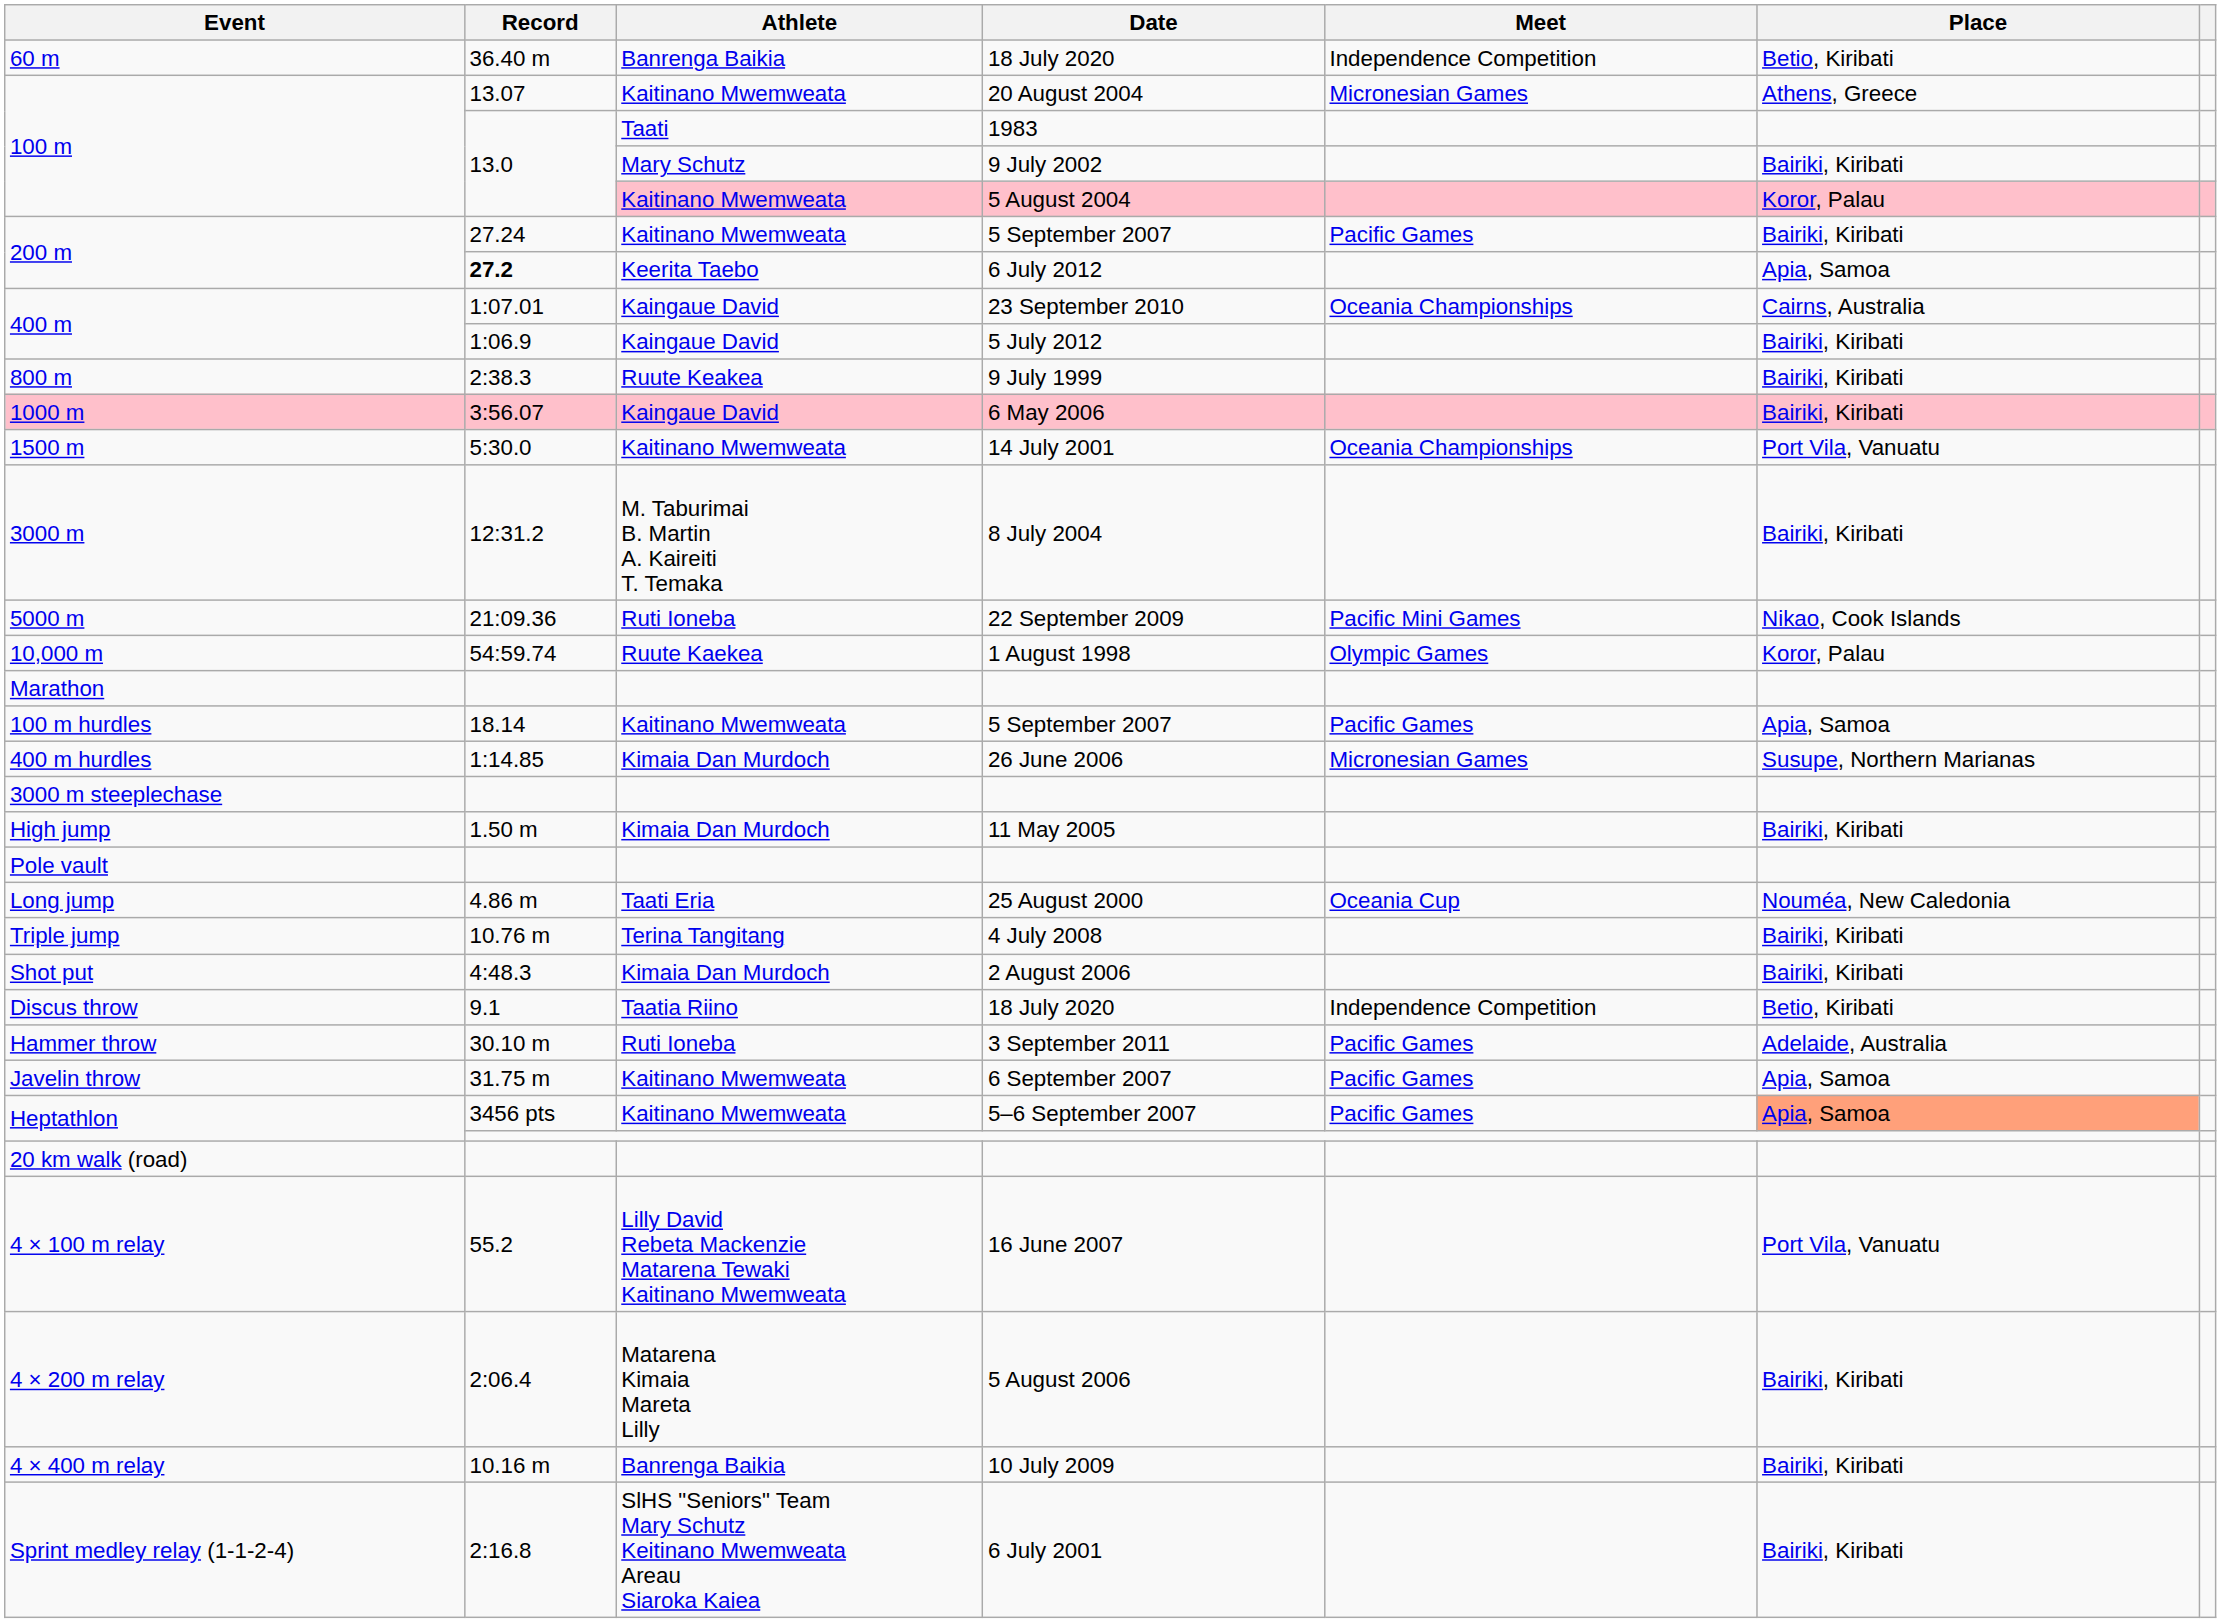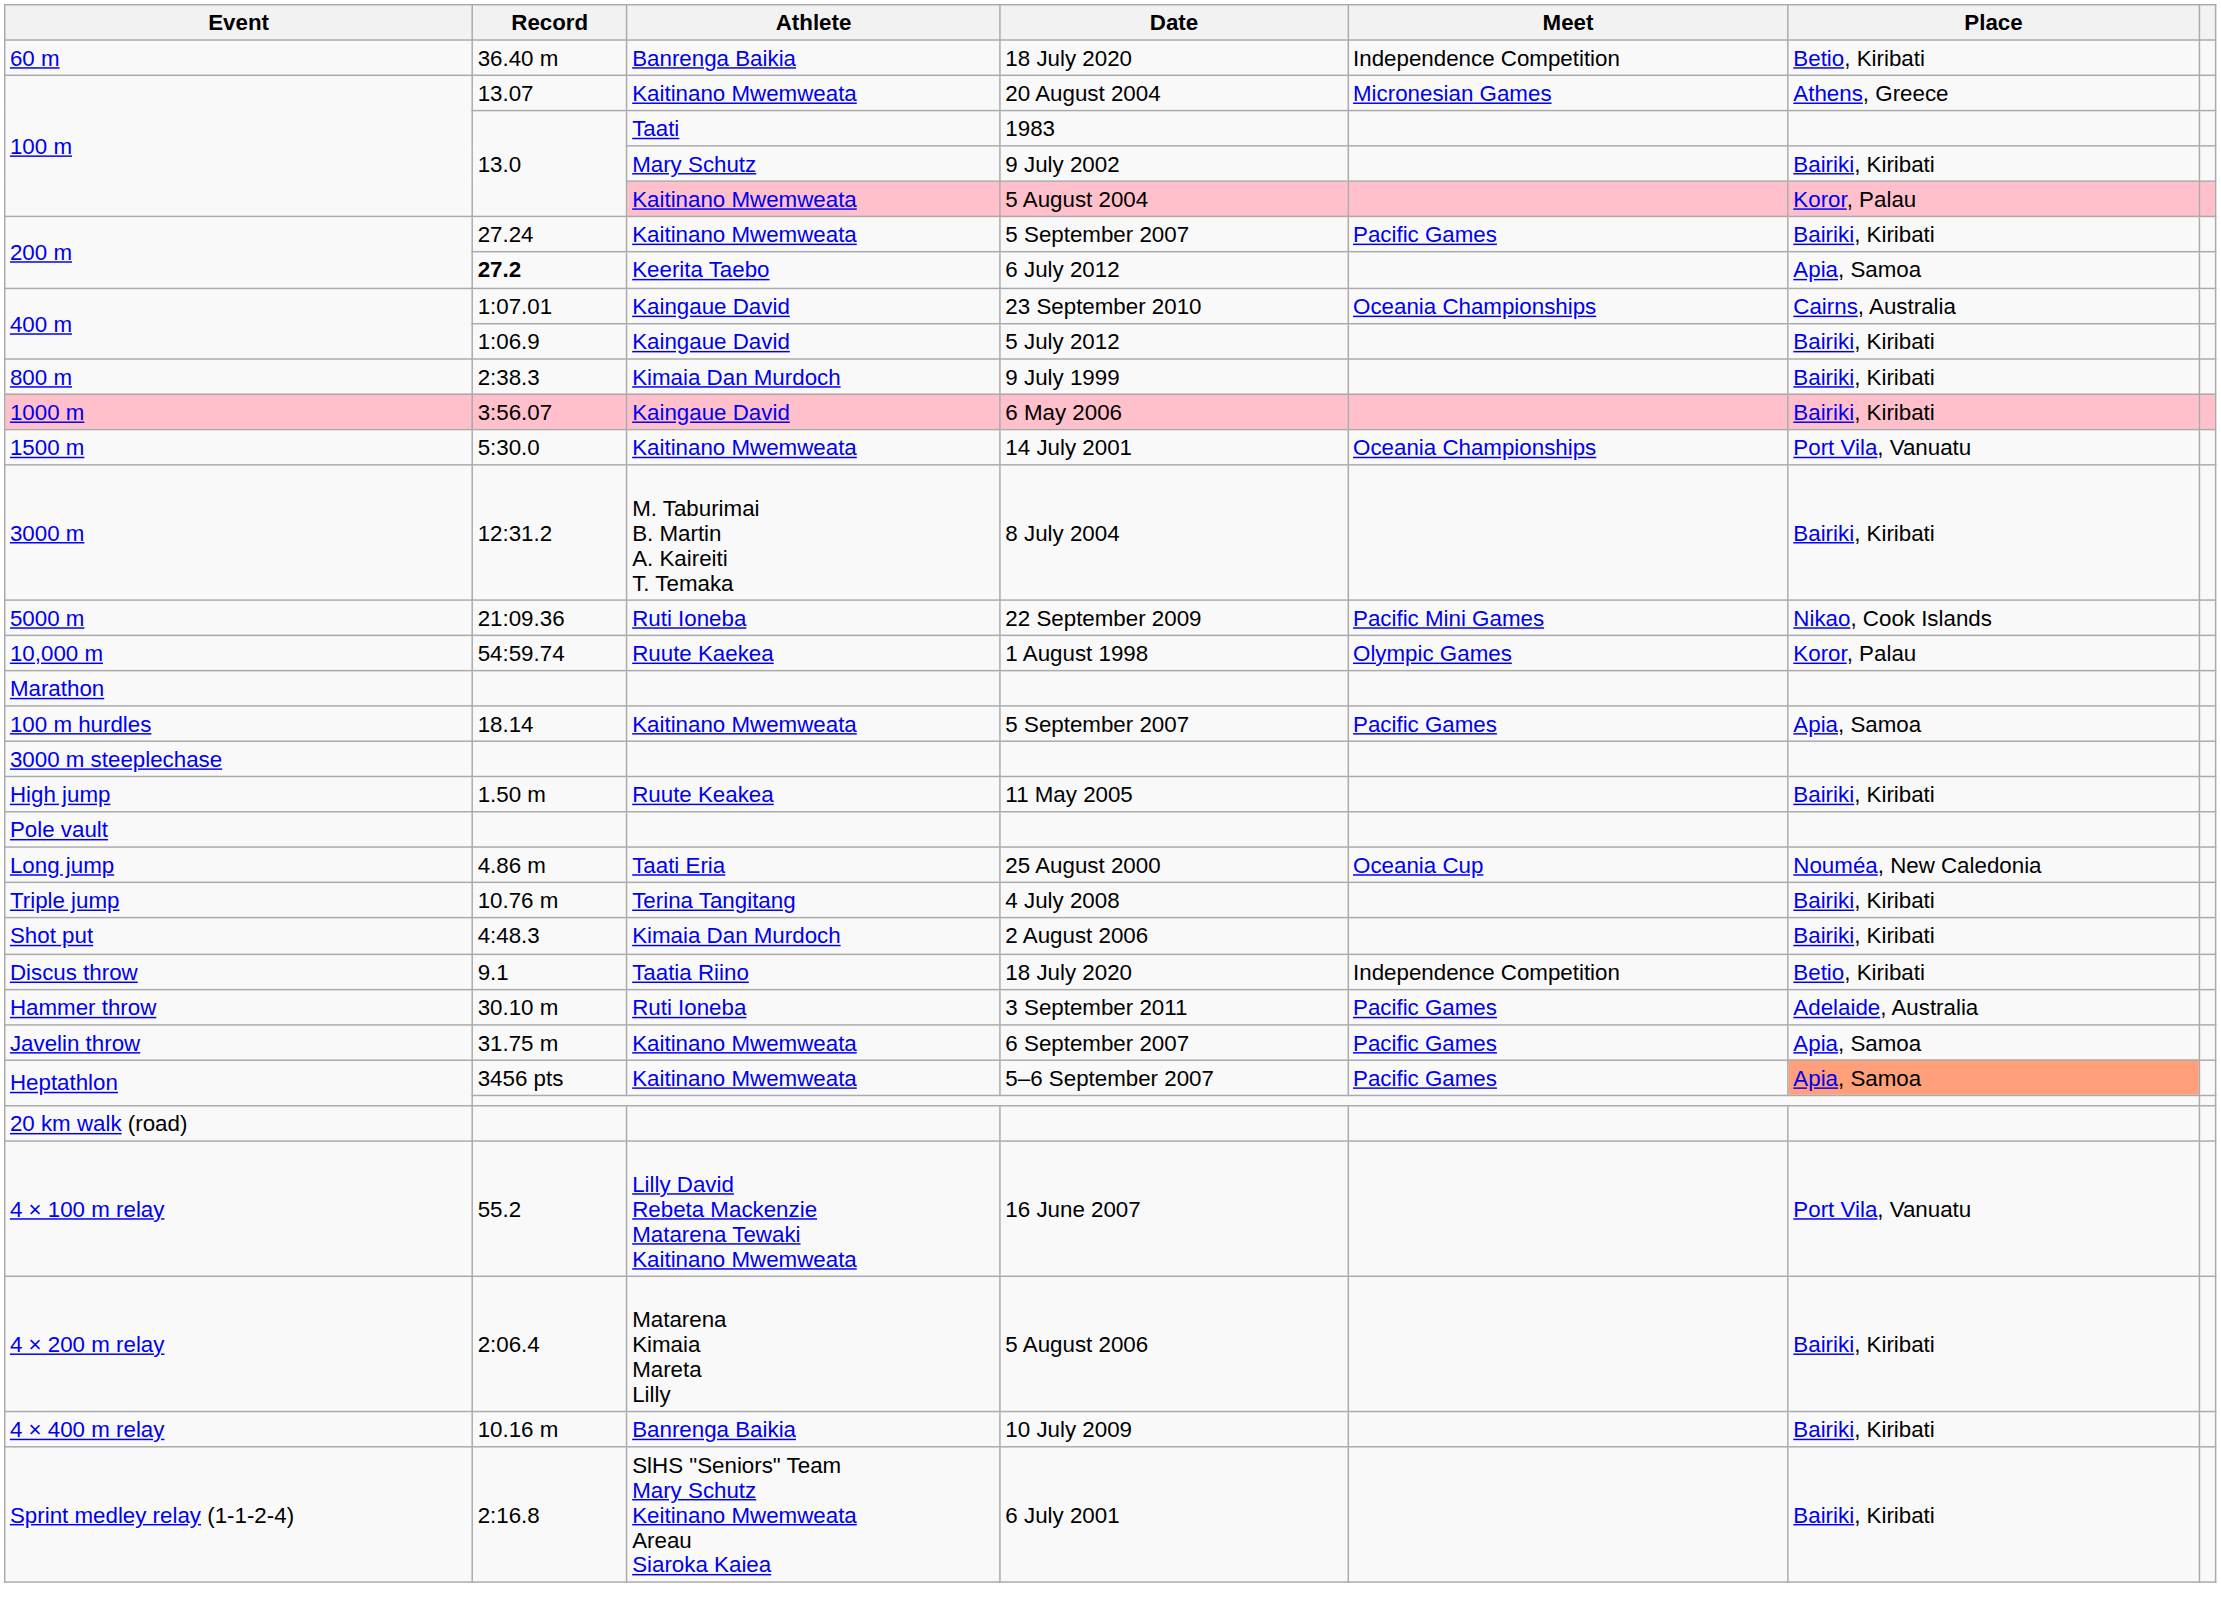(692, 376) Ruute Keakea -> (736, 376) Kimaia Dan Murdoch
- row: (81, 759)
(725, 830) Kimaia Dan Murdoch -> (703, 795) Ruute Keakea
